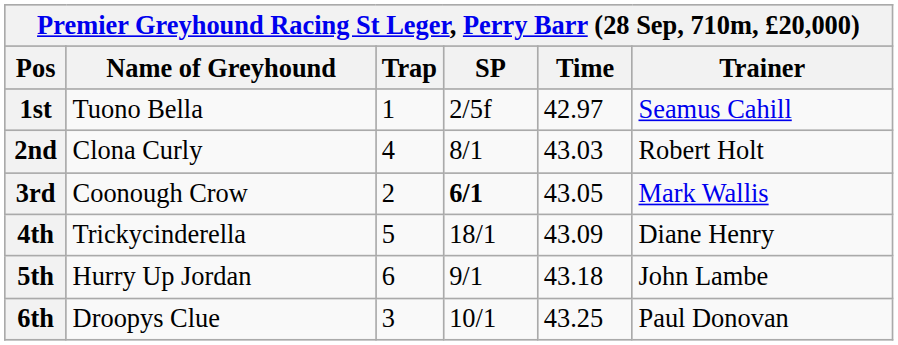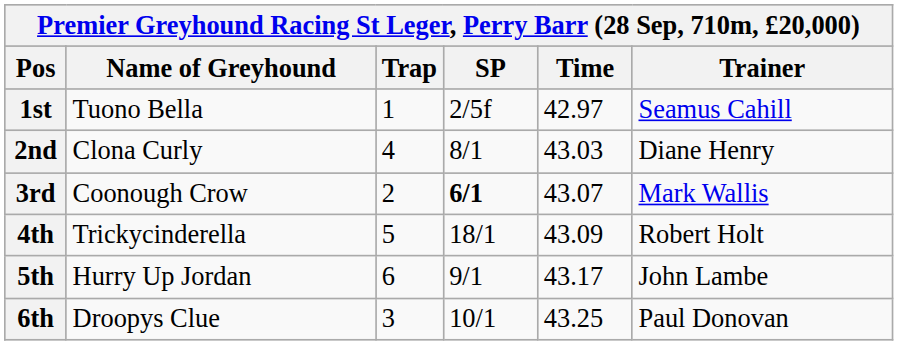(701, 151) Robert Holt -> (706, 151) Diane Henry
(574, 192) 43.05 -> (574, 192) 43.07
(706, 234) Diane Henry -> (701, 234) Robert Holt
(574, 276) 43.18 -> (574, 276) 43.17
